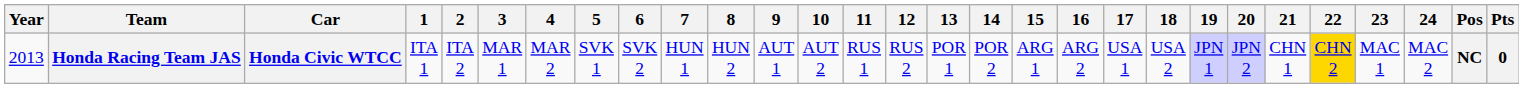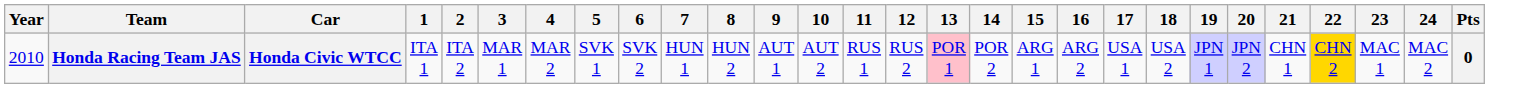- column: (1470, 18)
(26, 57) 2013 -> (26, 57) 2010
(949, 57) no background -> (949, 57) pink background
